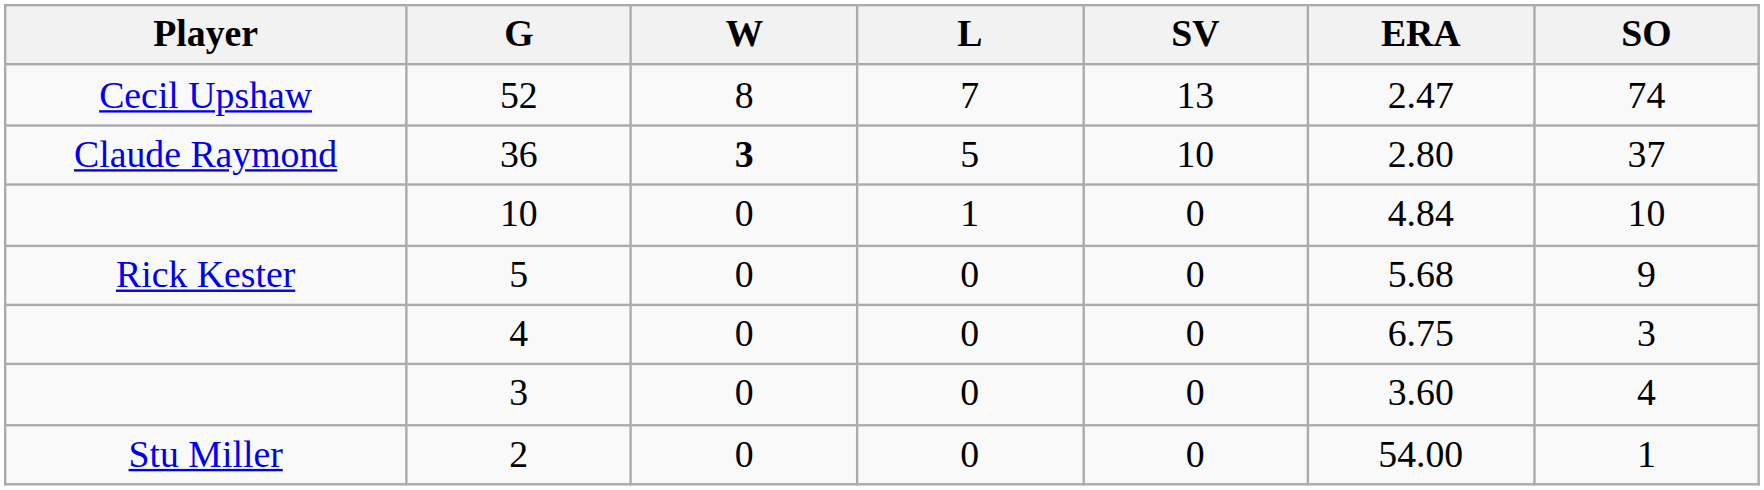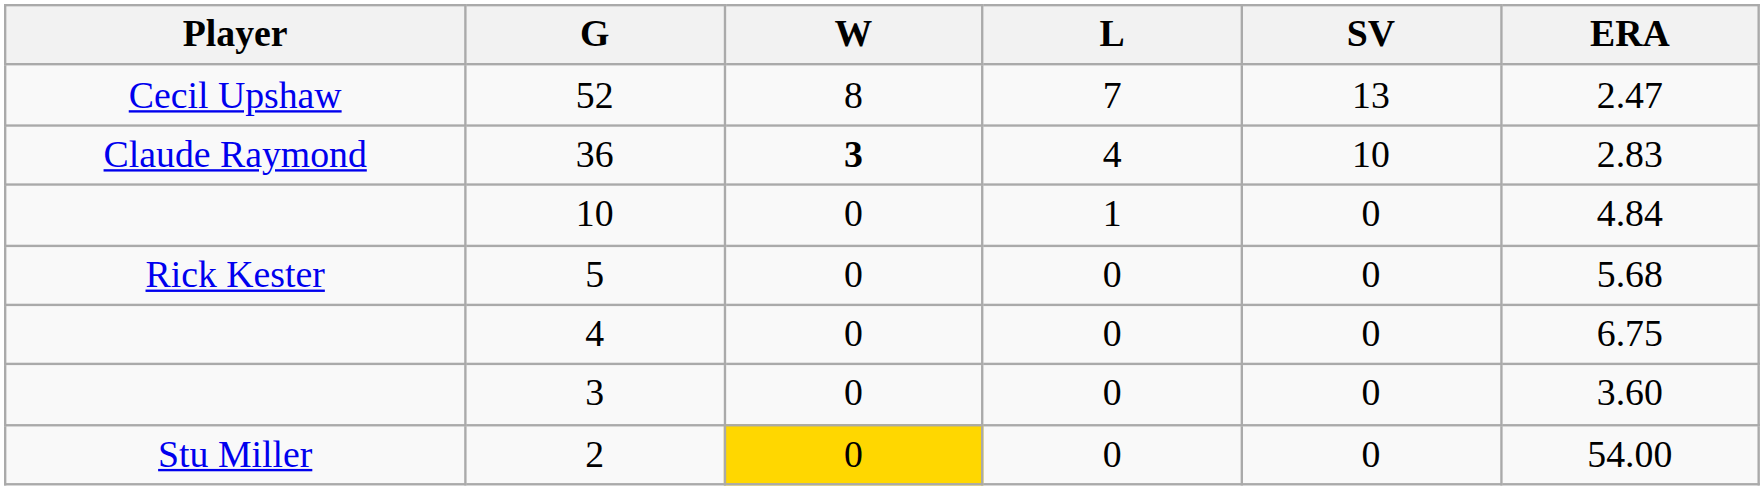- column: (1646, 34)
(970, 154) 5 -> (1112, 154) 4
(1421, 154) 2.80 -> (1630, 154) 2.83
(744, 453) no background -> (853, 453) gold background
